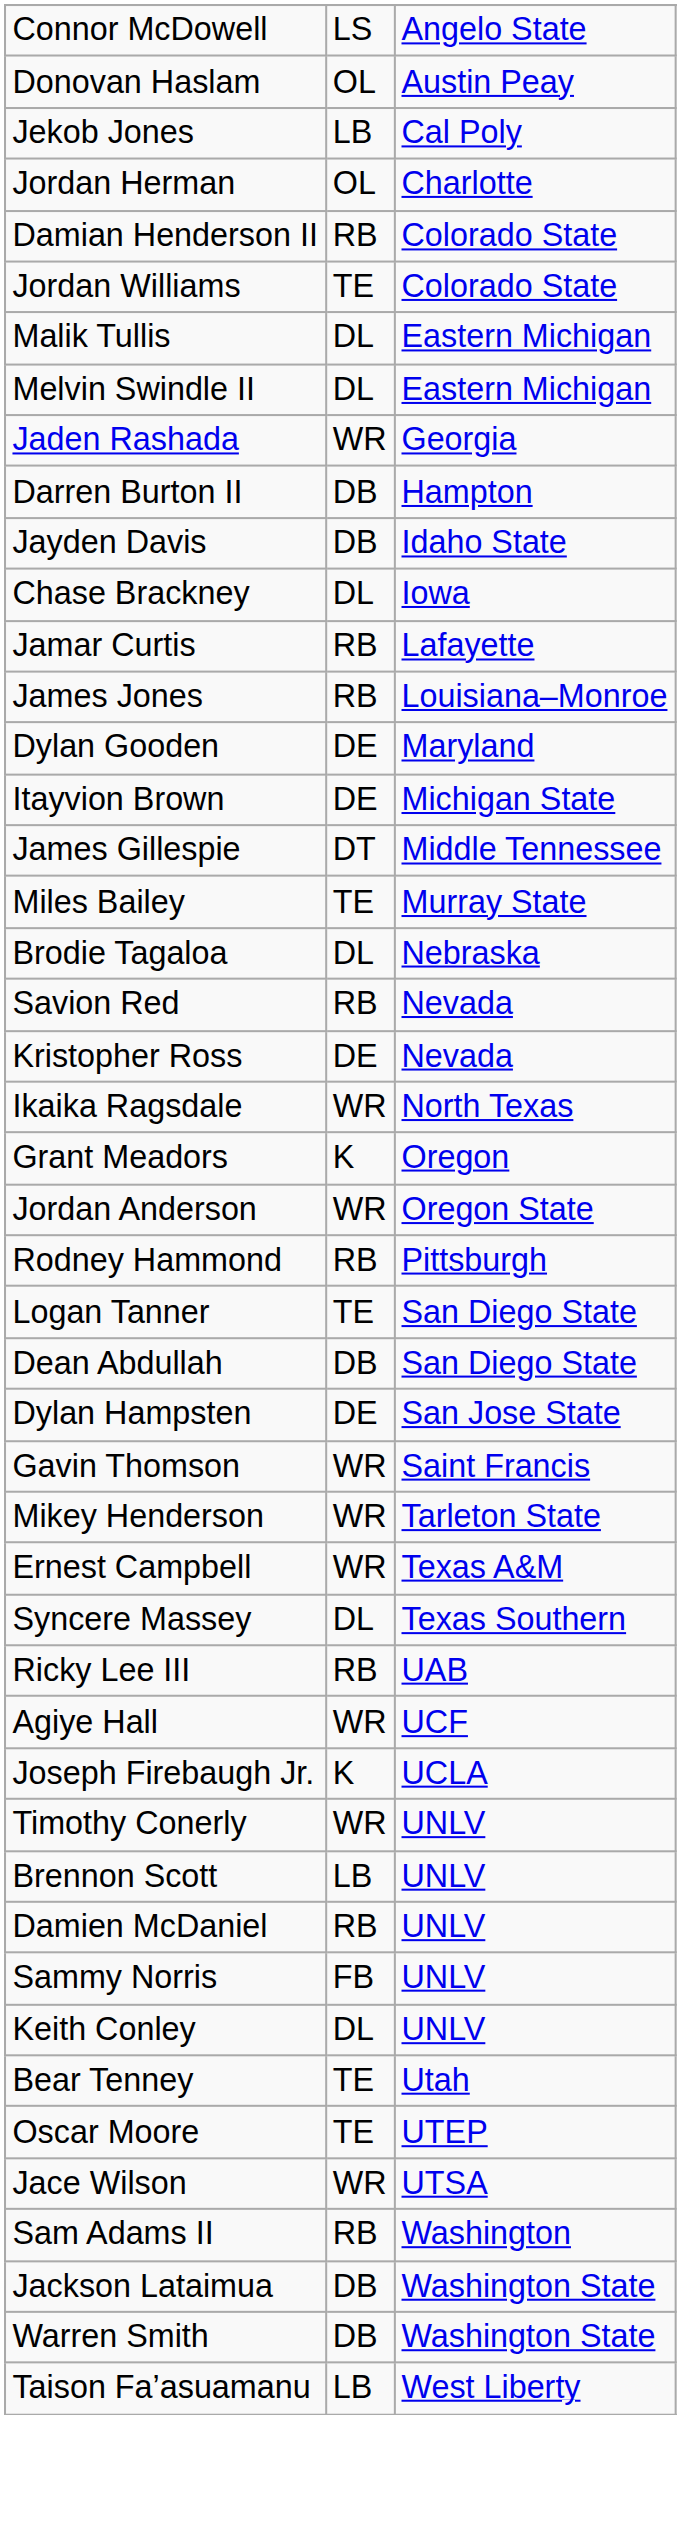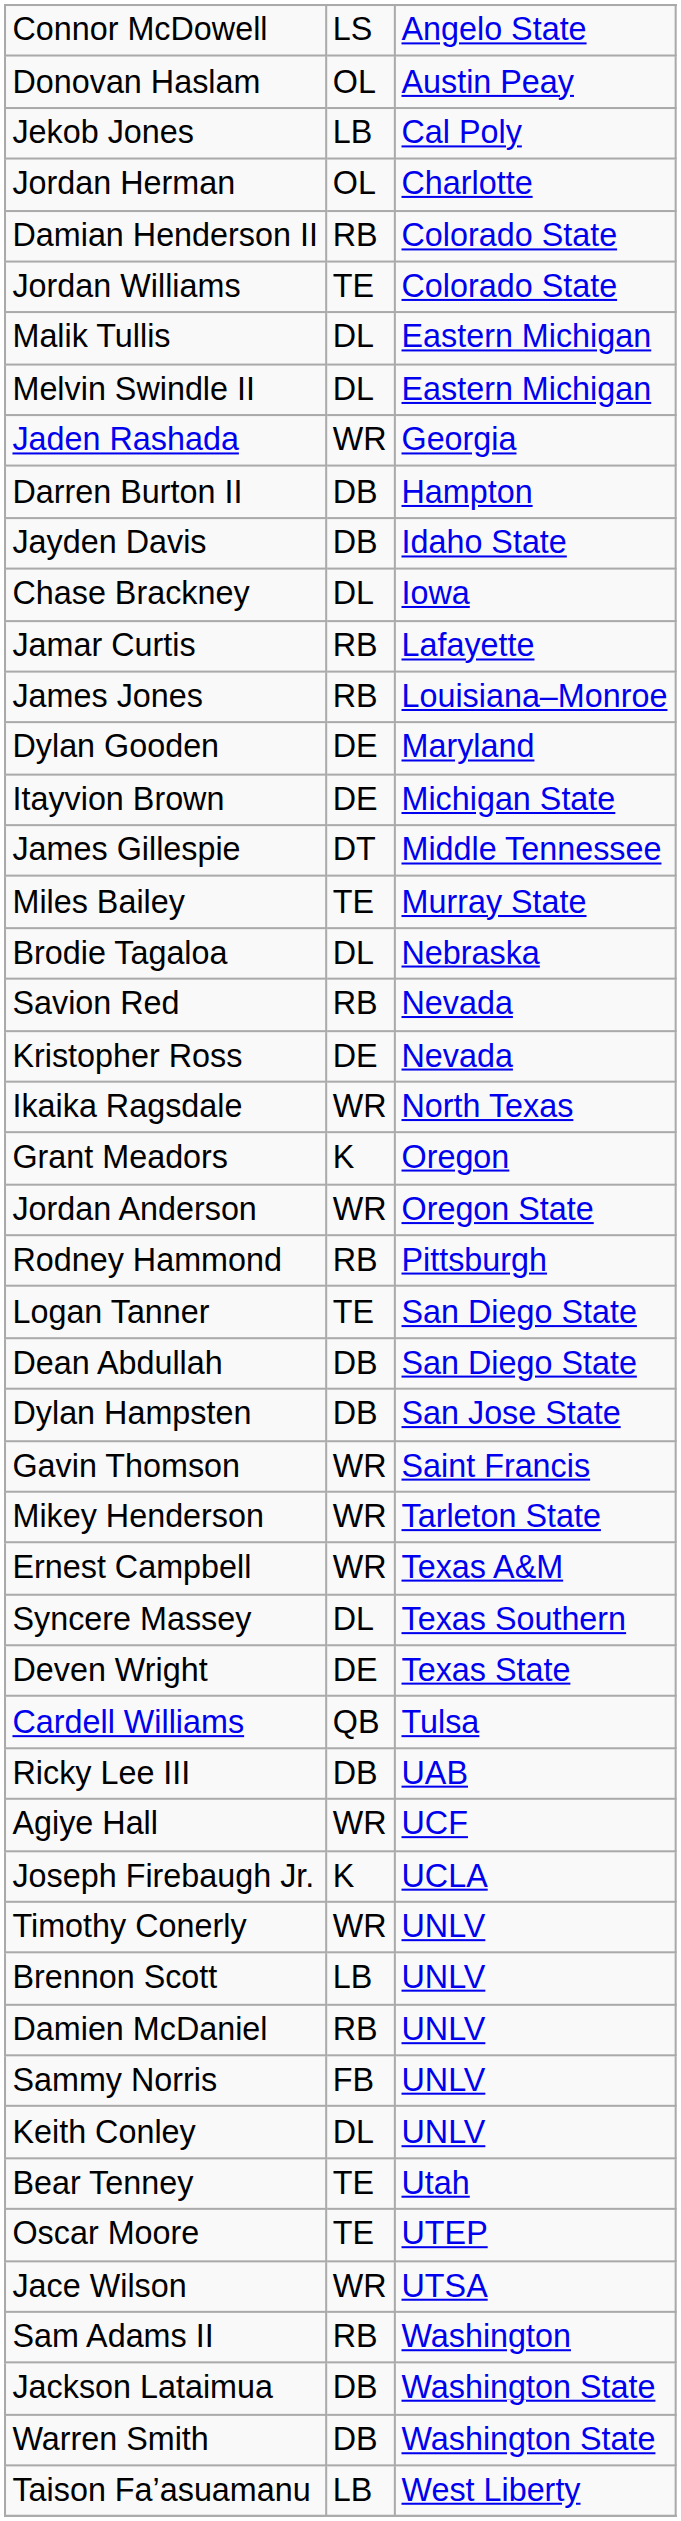(355, 1414) DE -> (355, 1414) DB
+ row: (110, 1670)
+ row: (128, 1721)
(355, 1670) RB -> (355, 1772) DB
